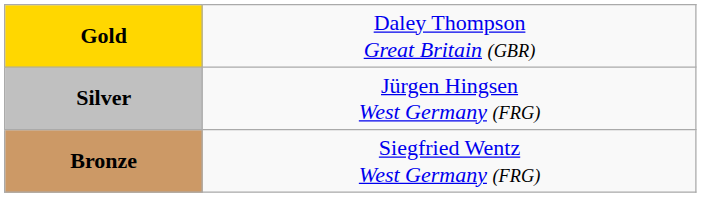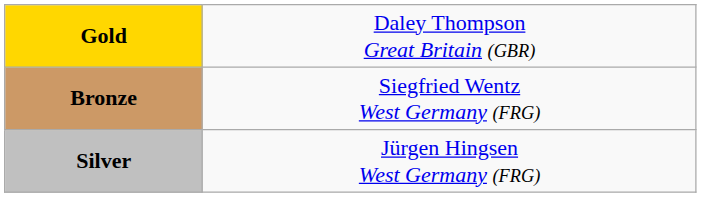rows swapped: (104, 97) <-> (104, 160)
